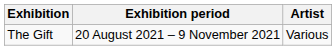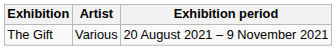columns swapped: (307, 14) <-> (178, 14)
